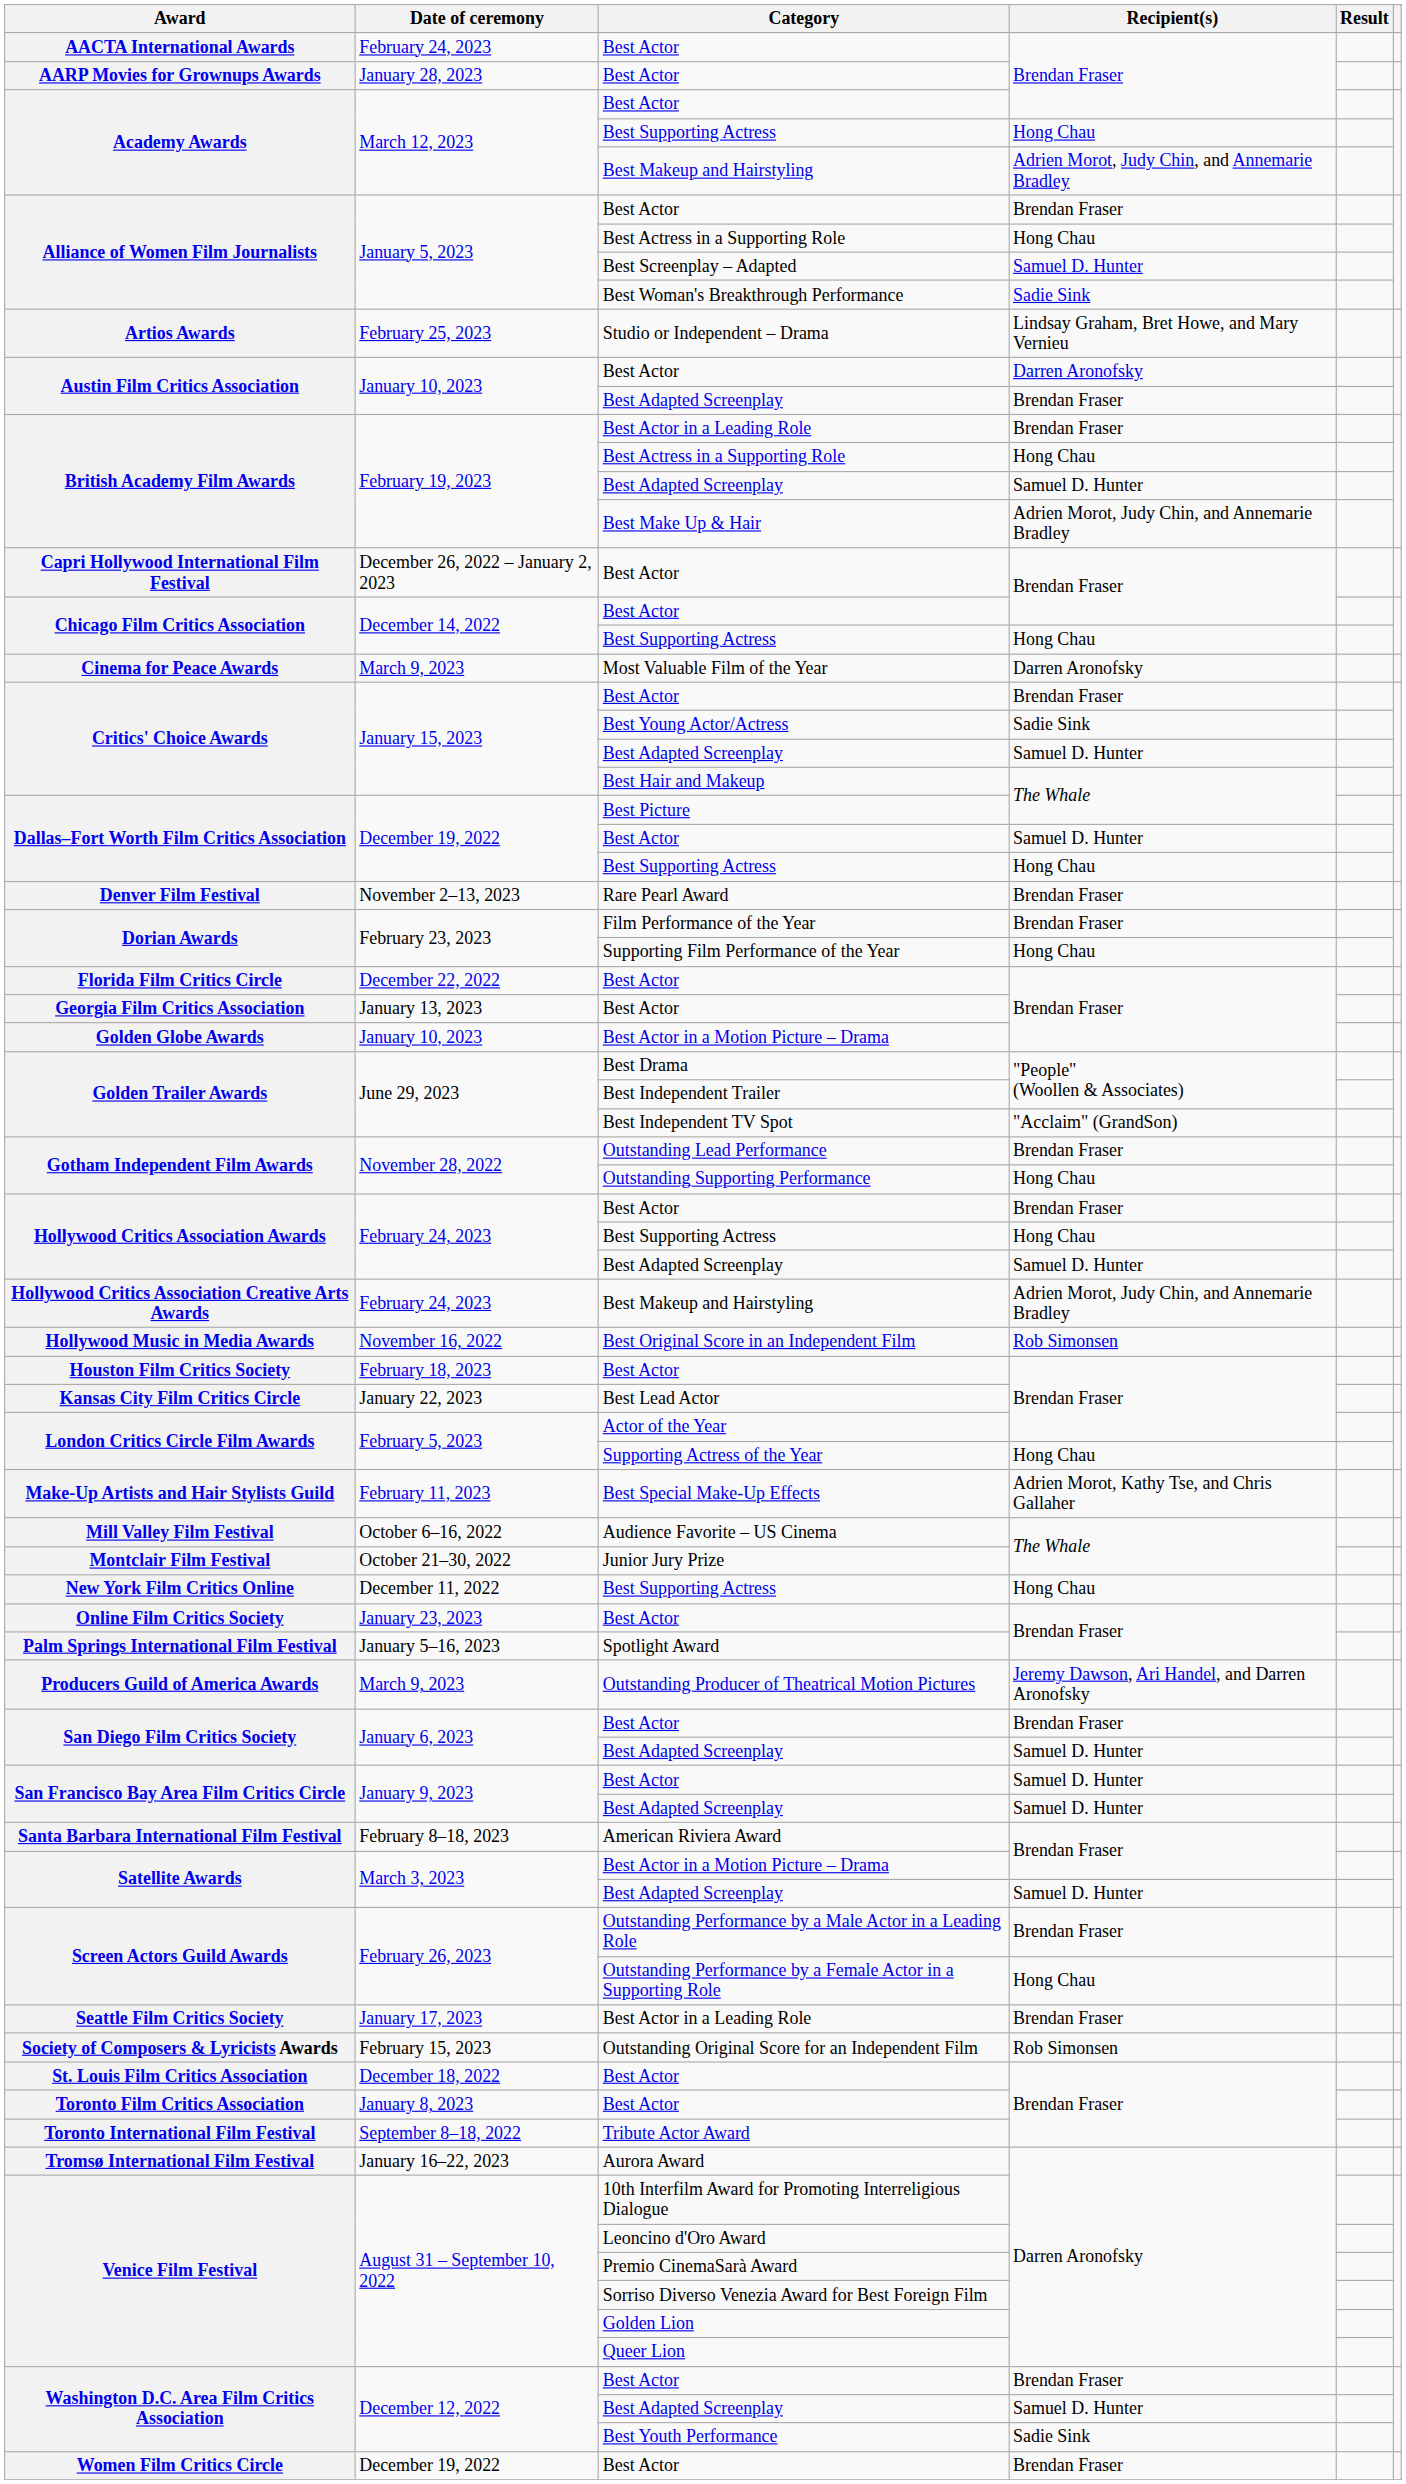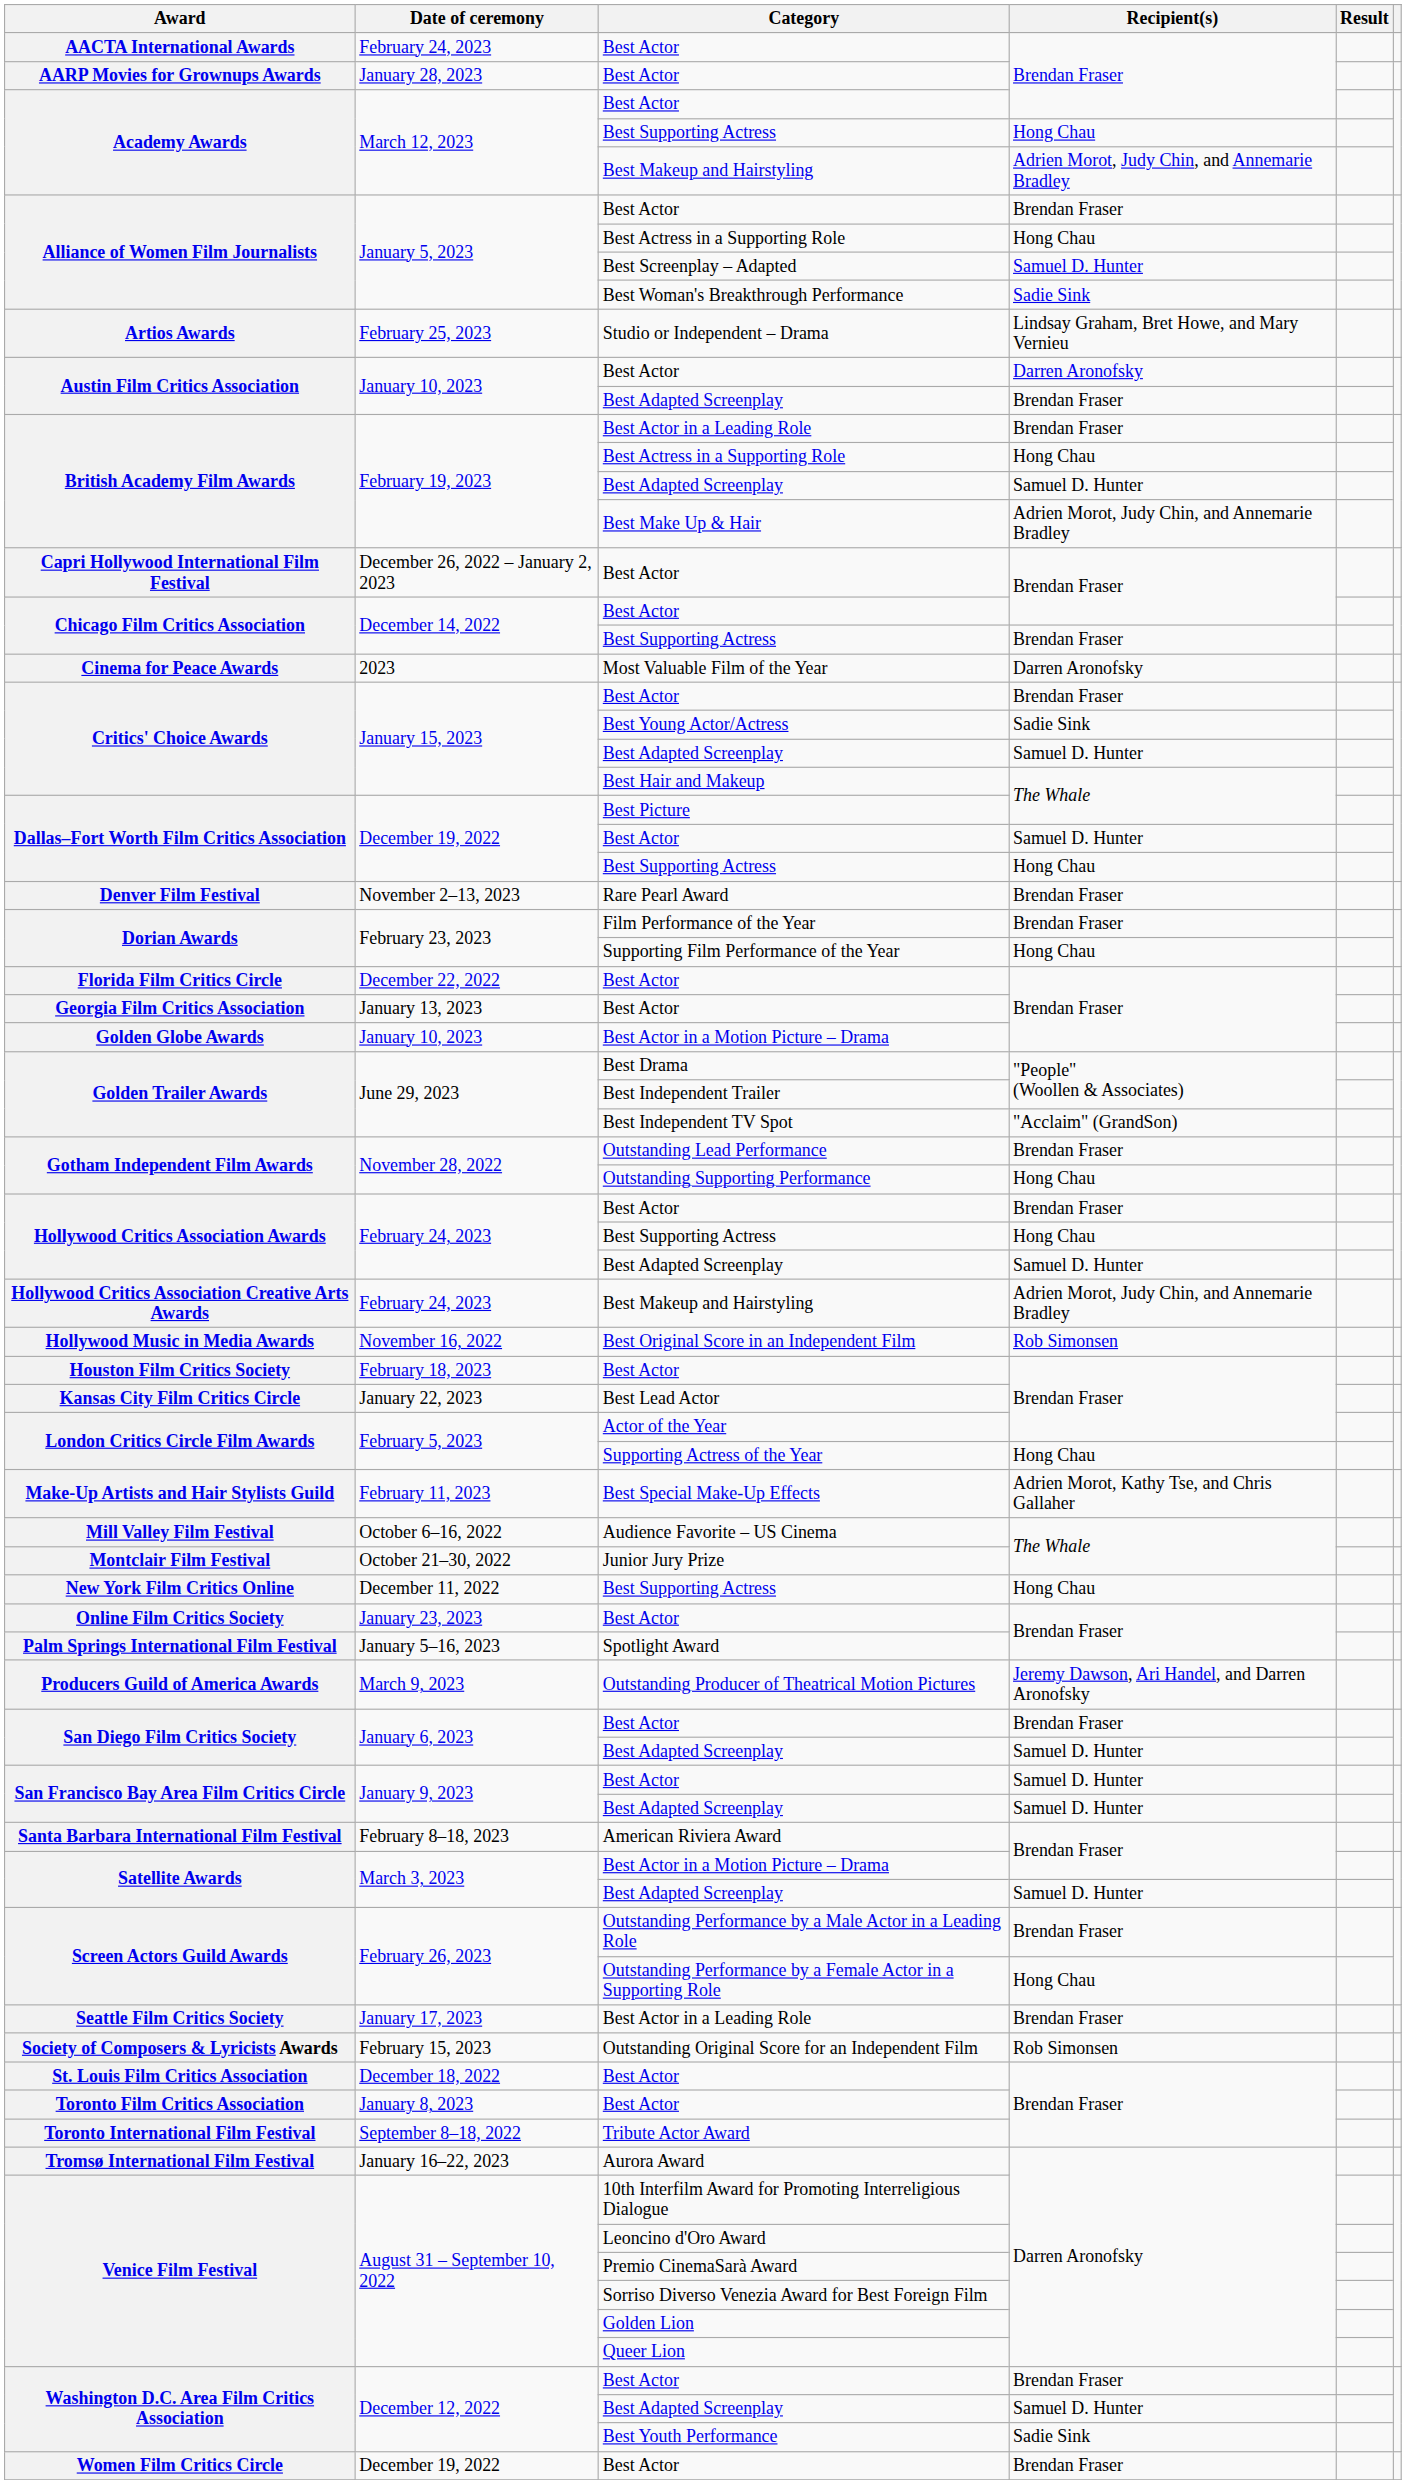(1054, 639) Hong Chau -> (1068, 639) Brendan Fraser
(412, 667) March 9, 2023 -> (377, 667) 2023
